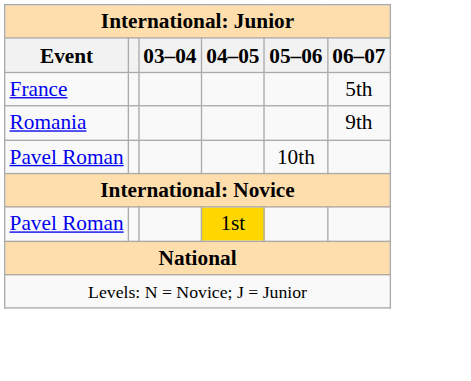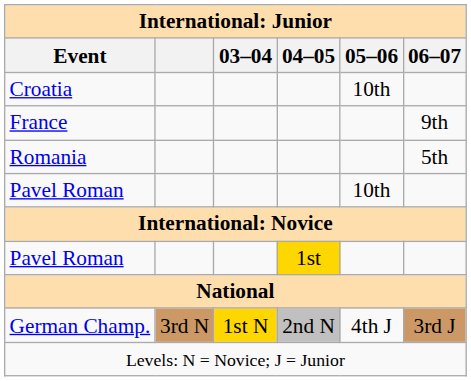+ row: (41, 88)
(359, 88) 5th -> (435, 122) 9th
(359, 122) 9th -> (435, 156) 5th
+ row: (80, 325)
